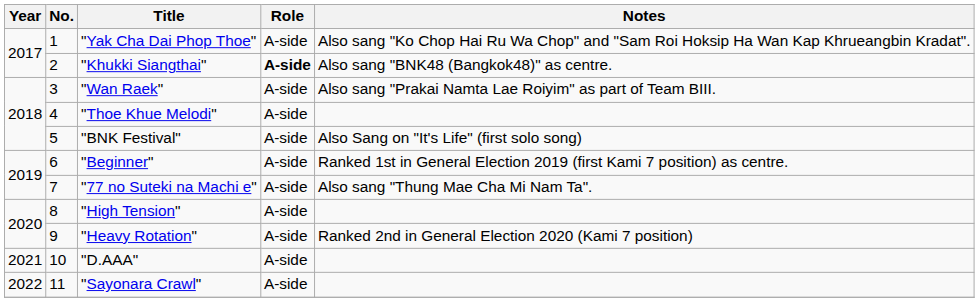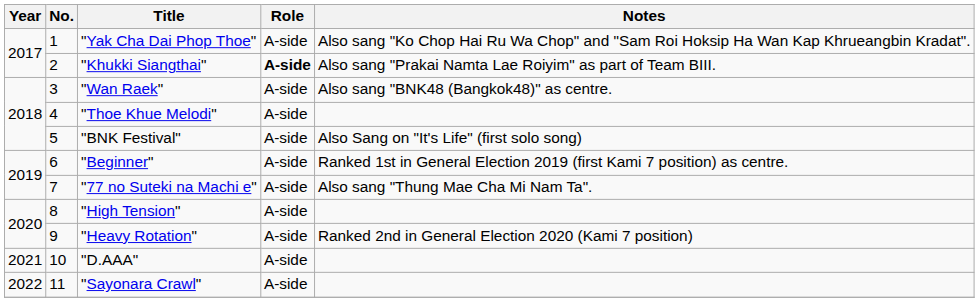(465, 65) Also sang "BNK48 (Bangkok48)" as centre. -> (517, 65) Also sang "Prakai Namta Lae Roiyim" as part of Team BIII.
(517, 89) Also sang "Prakai Namta Lae Roiyim" as part of Team BIII. -> (465, 89) Also sang "BNK48 (Bangkok48)" as centre.
